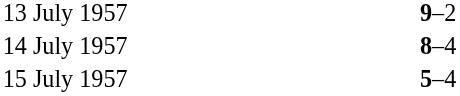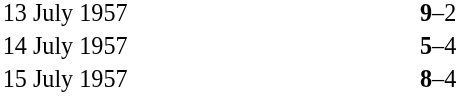(438, 46) 8–4 -> (438, 46) 5–4
(438, 79) 5–4 -> (438, 79) 8–4
